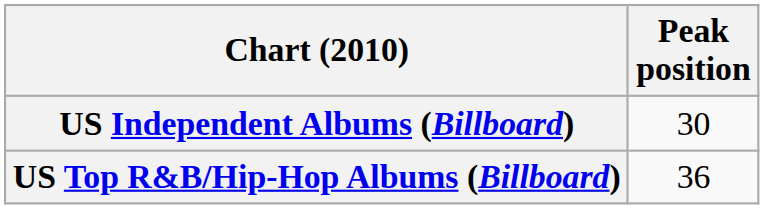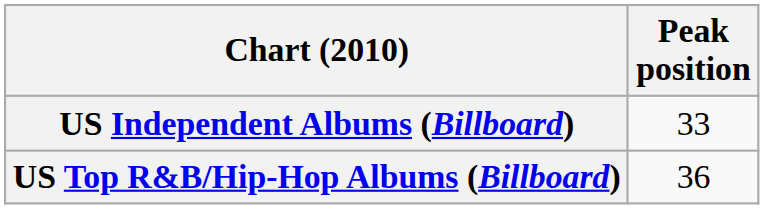(694, 122) 30 -> (694, 122) 33
